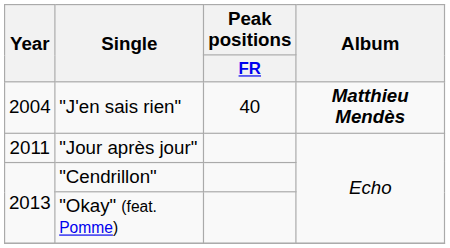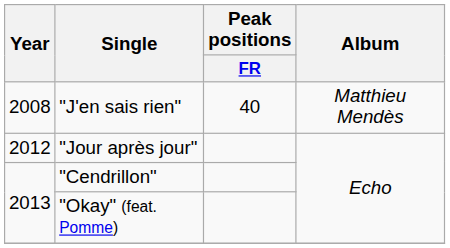(30, 107) 2004 -> (30, 107) 2008
(370, 107) bold -> (370, 107) normal
(30, 147) 2011 -> (30, 147) 2012
